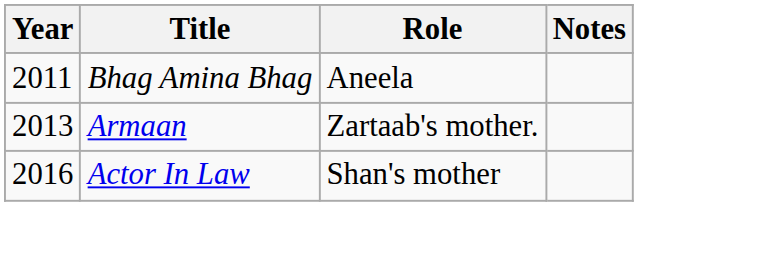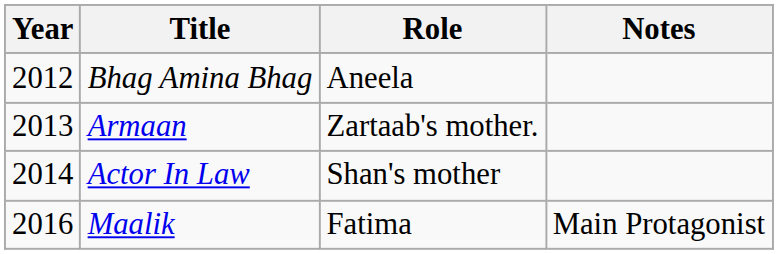(42, 77) 2011 -> (43, 77) 2012
(43, 175) 2016 -> (43, 175) 2014
+ row: (131, 223)
